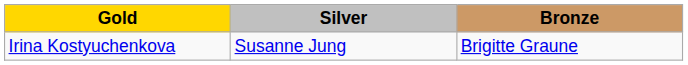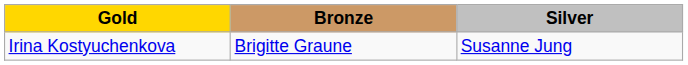columns swapped: (344, 18) <-> (570, 18)
